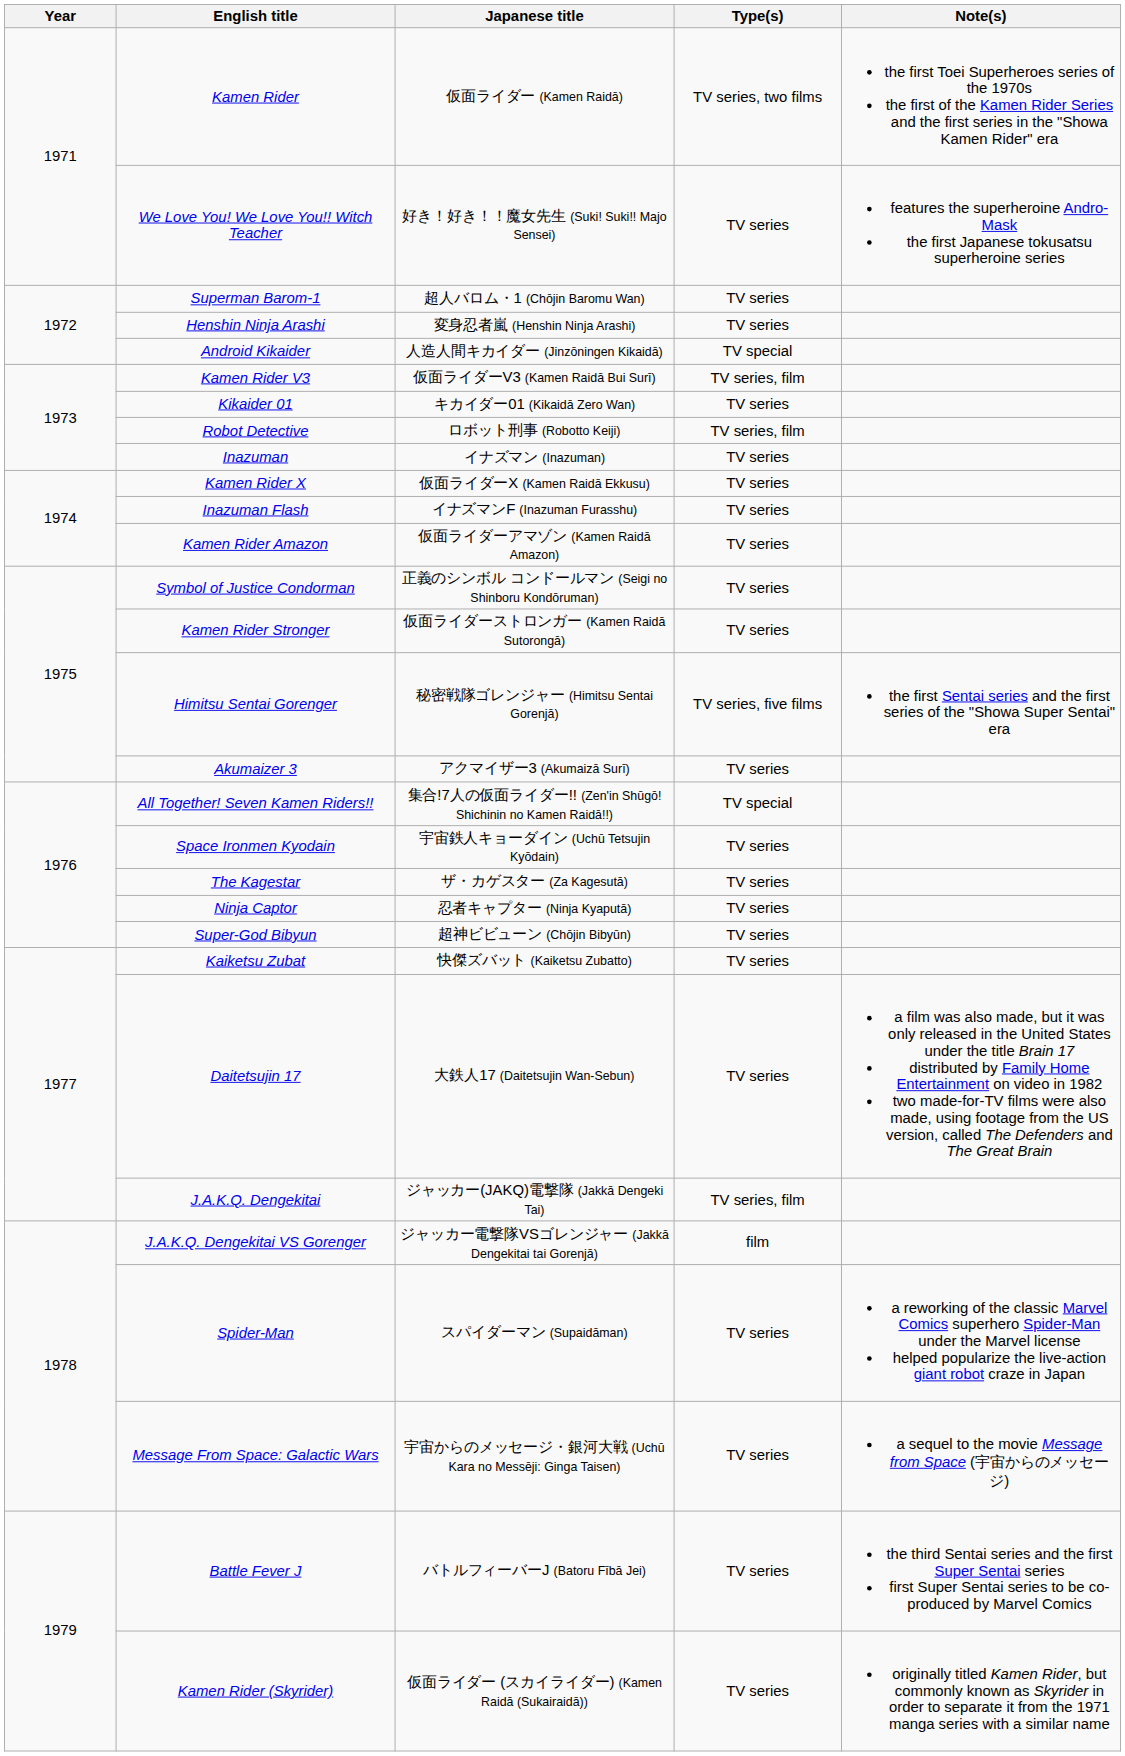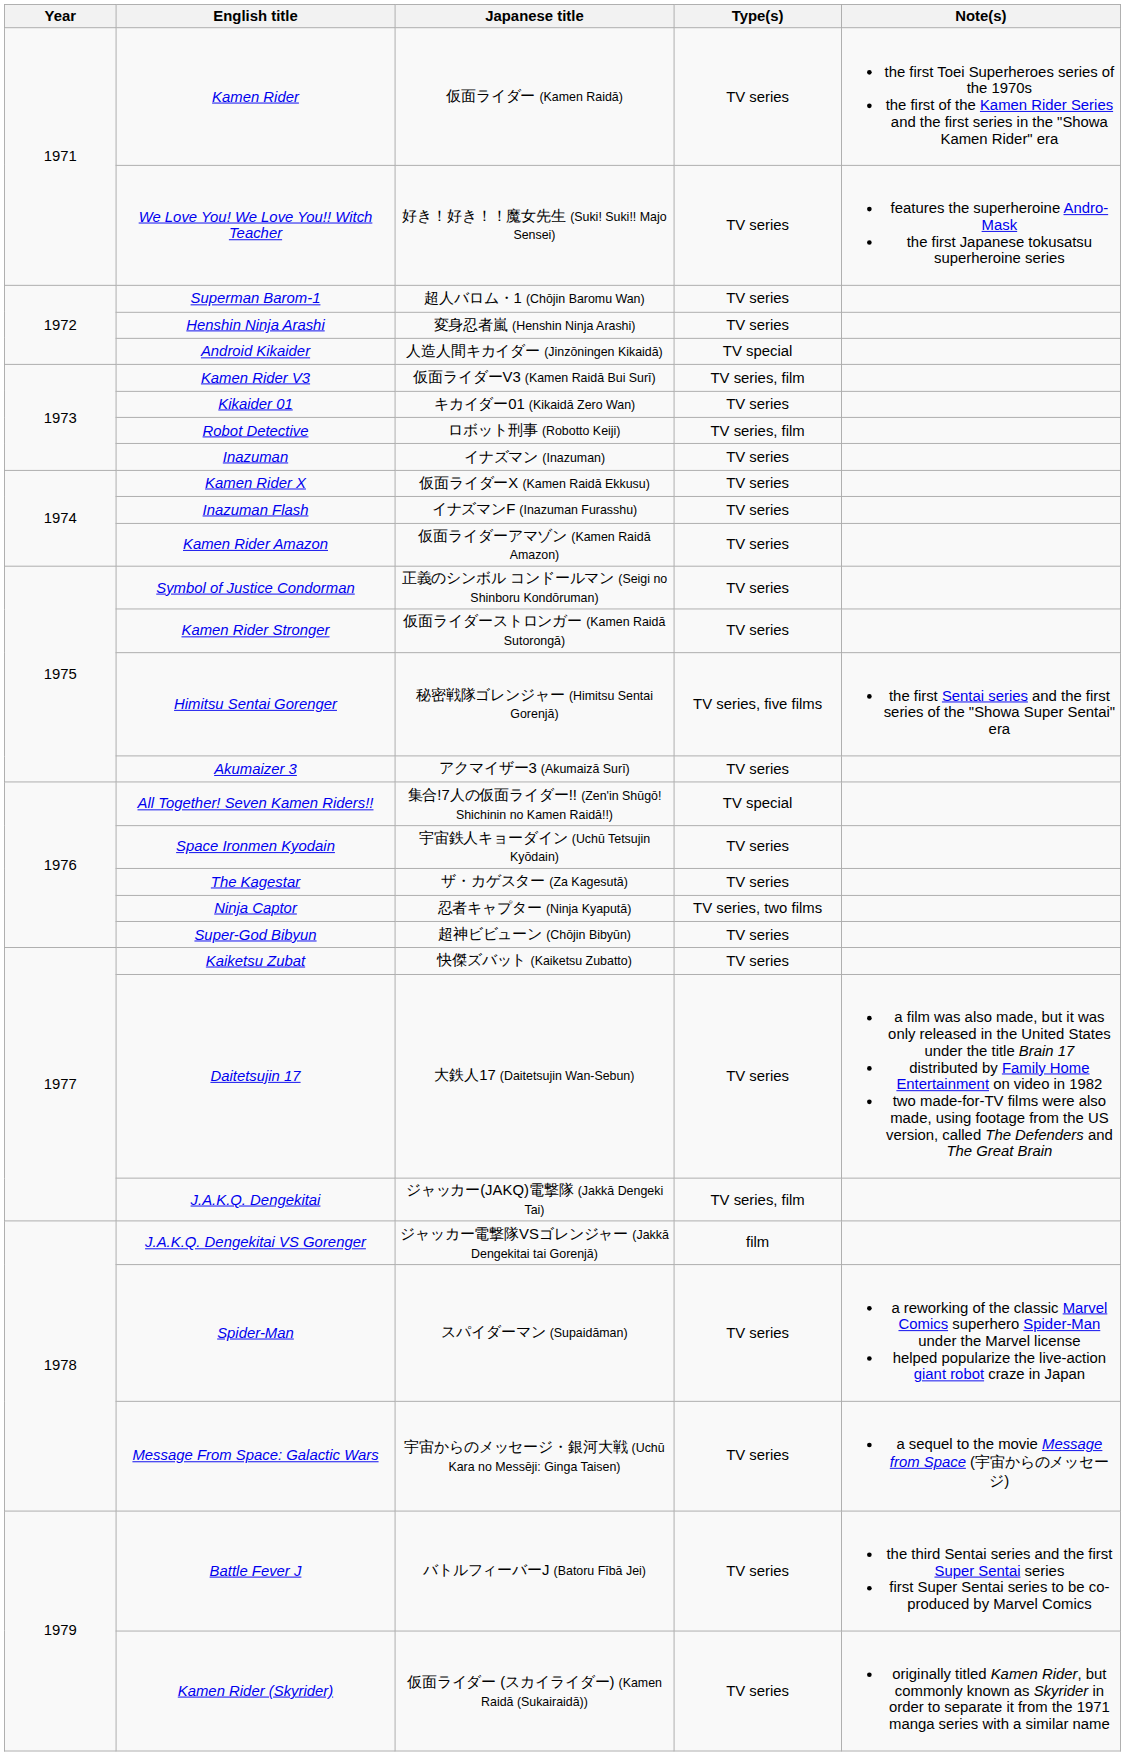(758, 96) TV series, two films -> (758, 96) TV series
(758, 908) TV series -> (758, 908) TV series, two films
